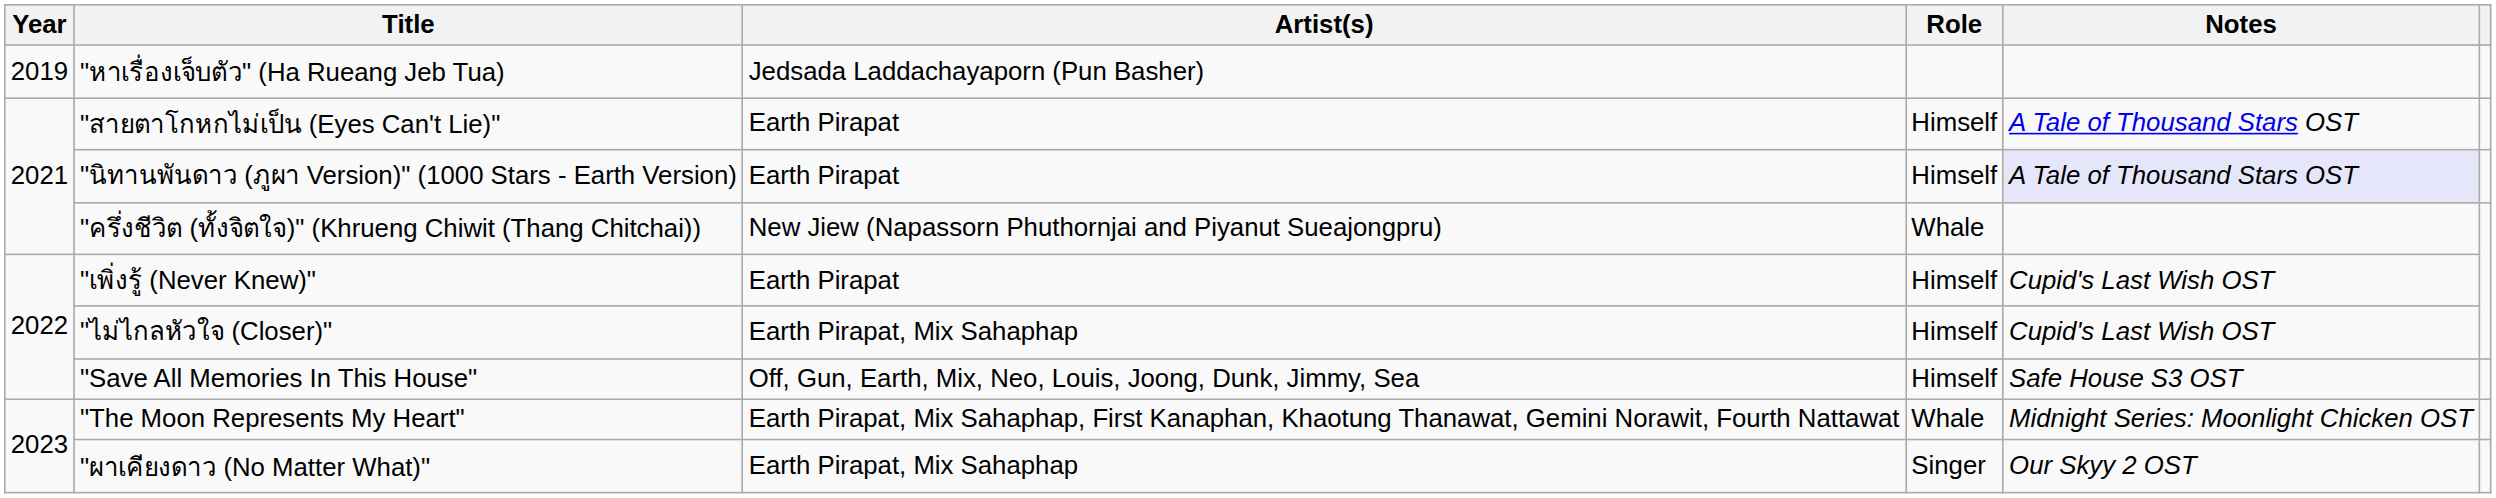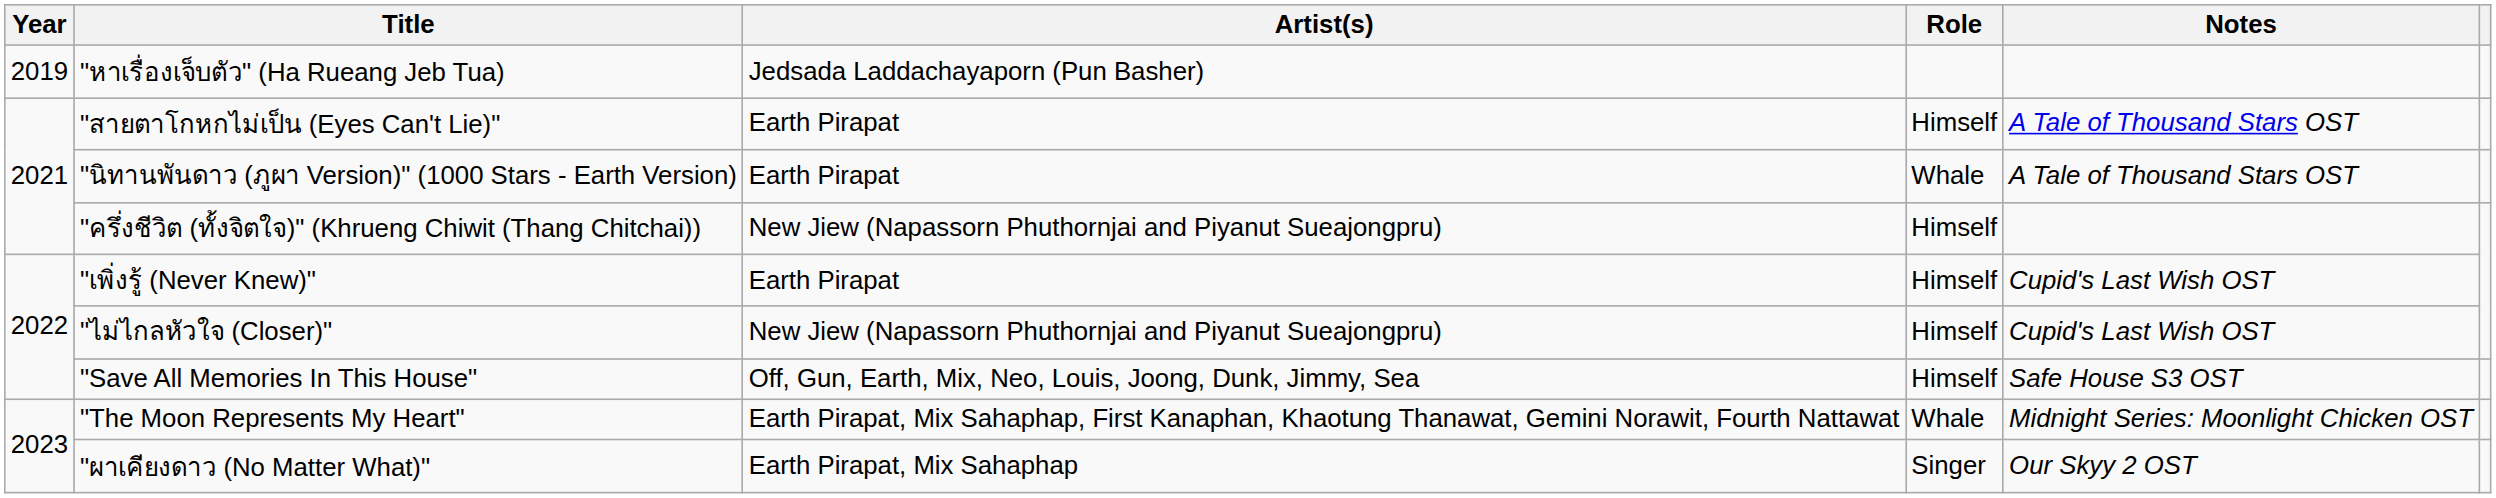(1954, 175) Himself -> (1948, 175) Whale
(2184, 175) lavender background -> (2184, 175) no background
(1948, 227) Whale -> (1954, 227) Himself
(913, 332) Earth Pirapat, Mix Sahaphap -> (1095, 332) New Jiew (Napassorn Phuthornjai and Piyanut Sueajongpru)
